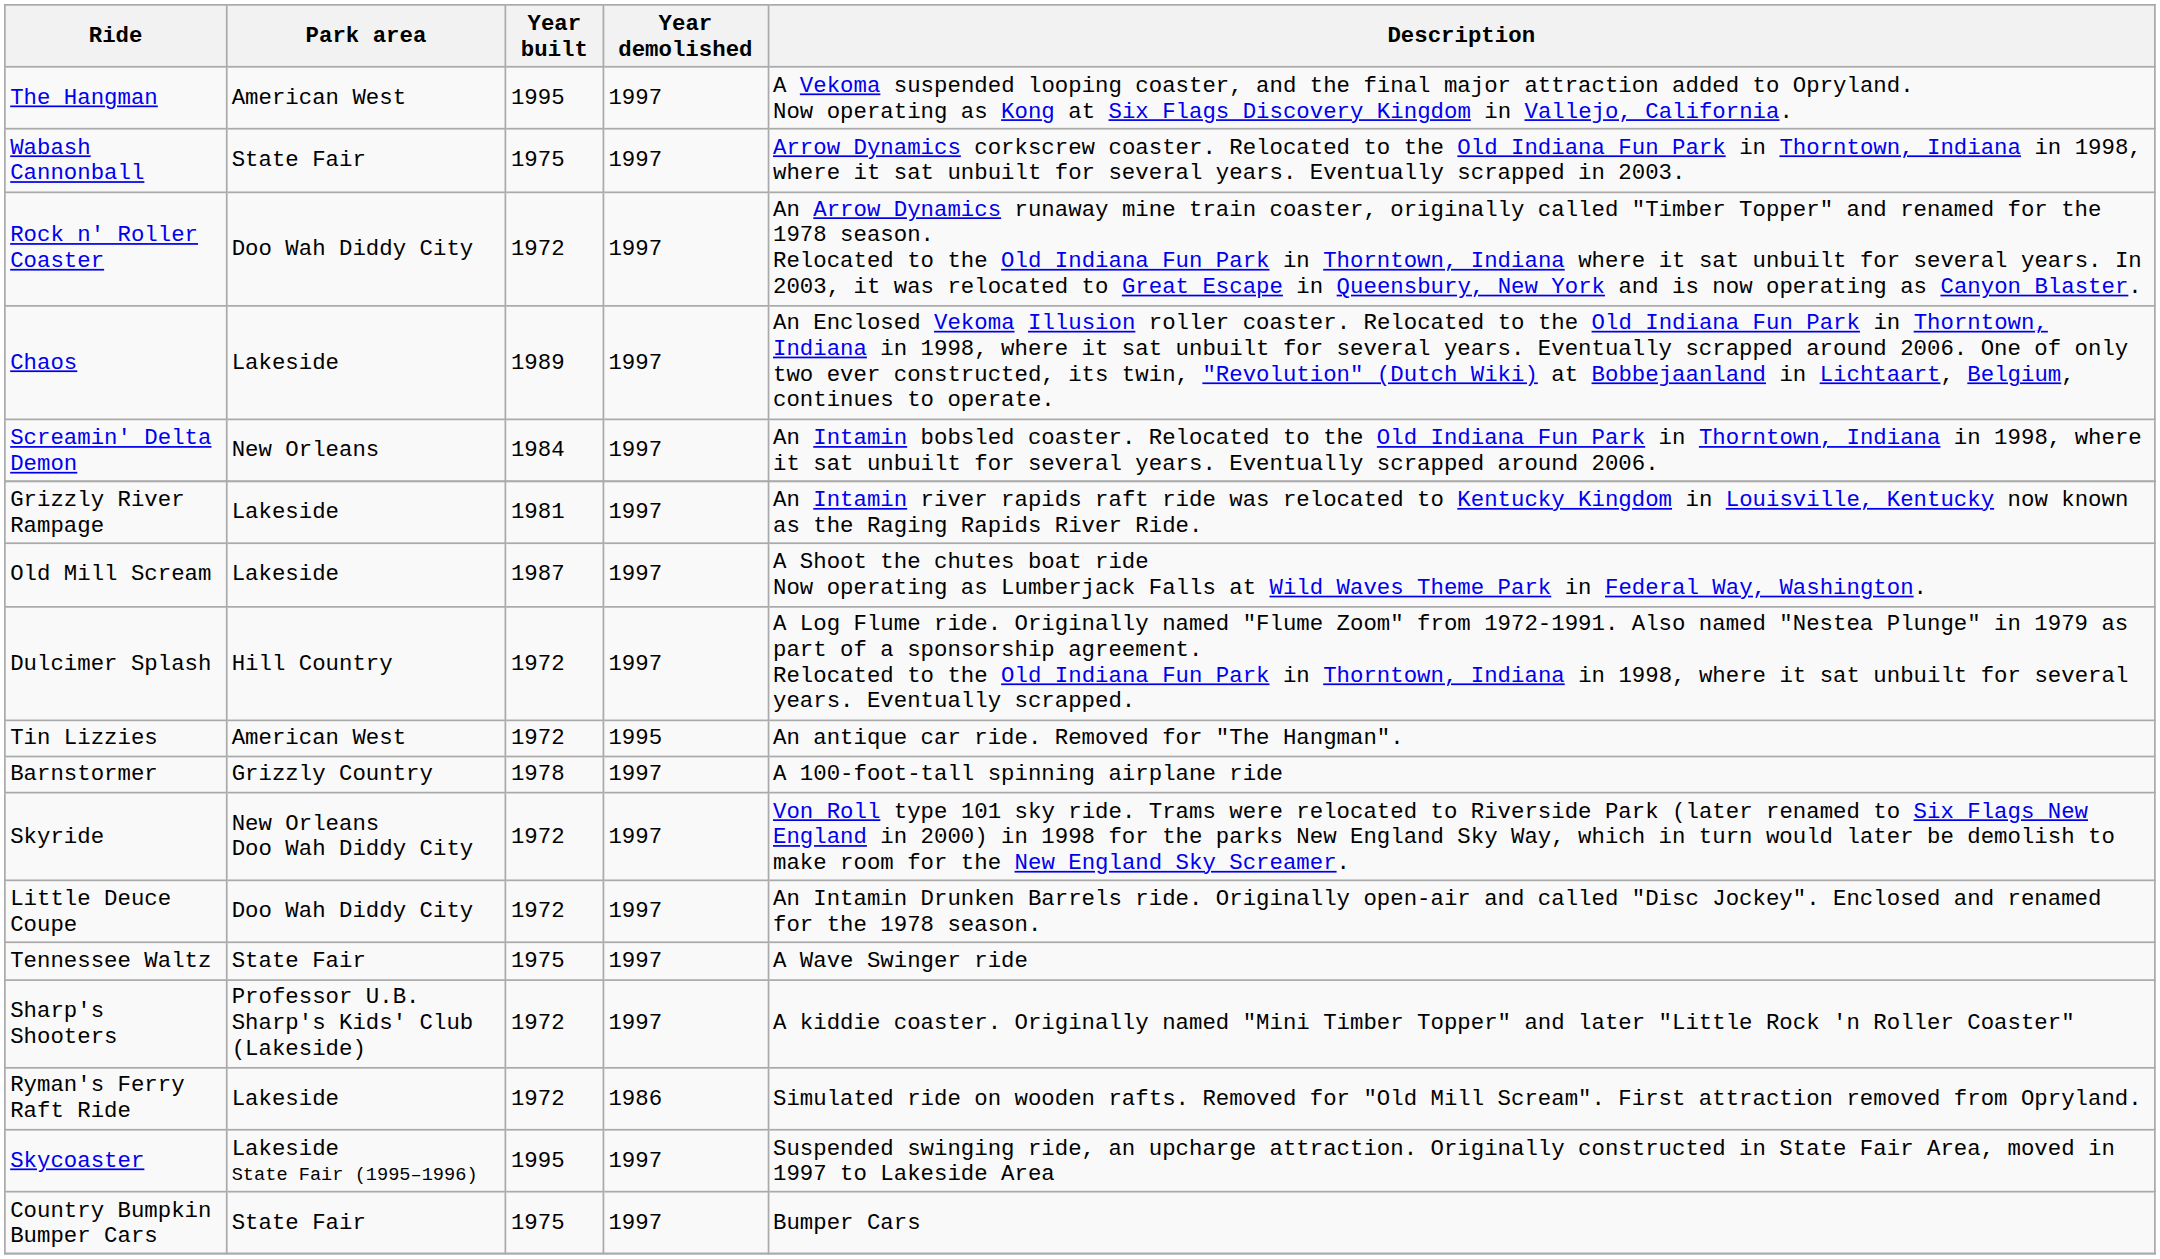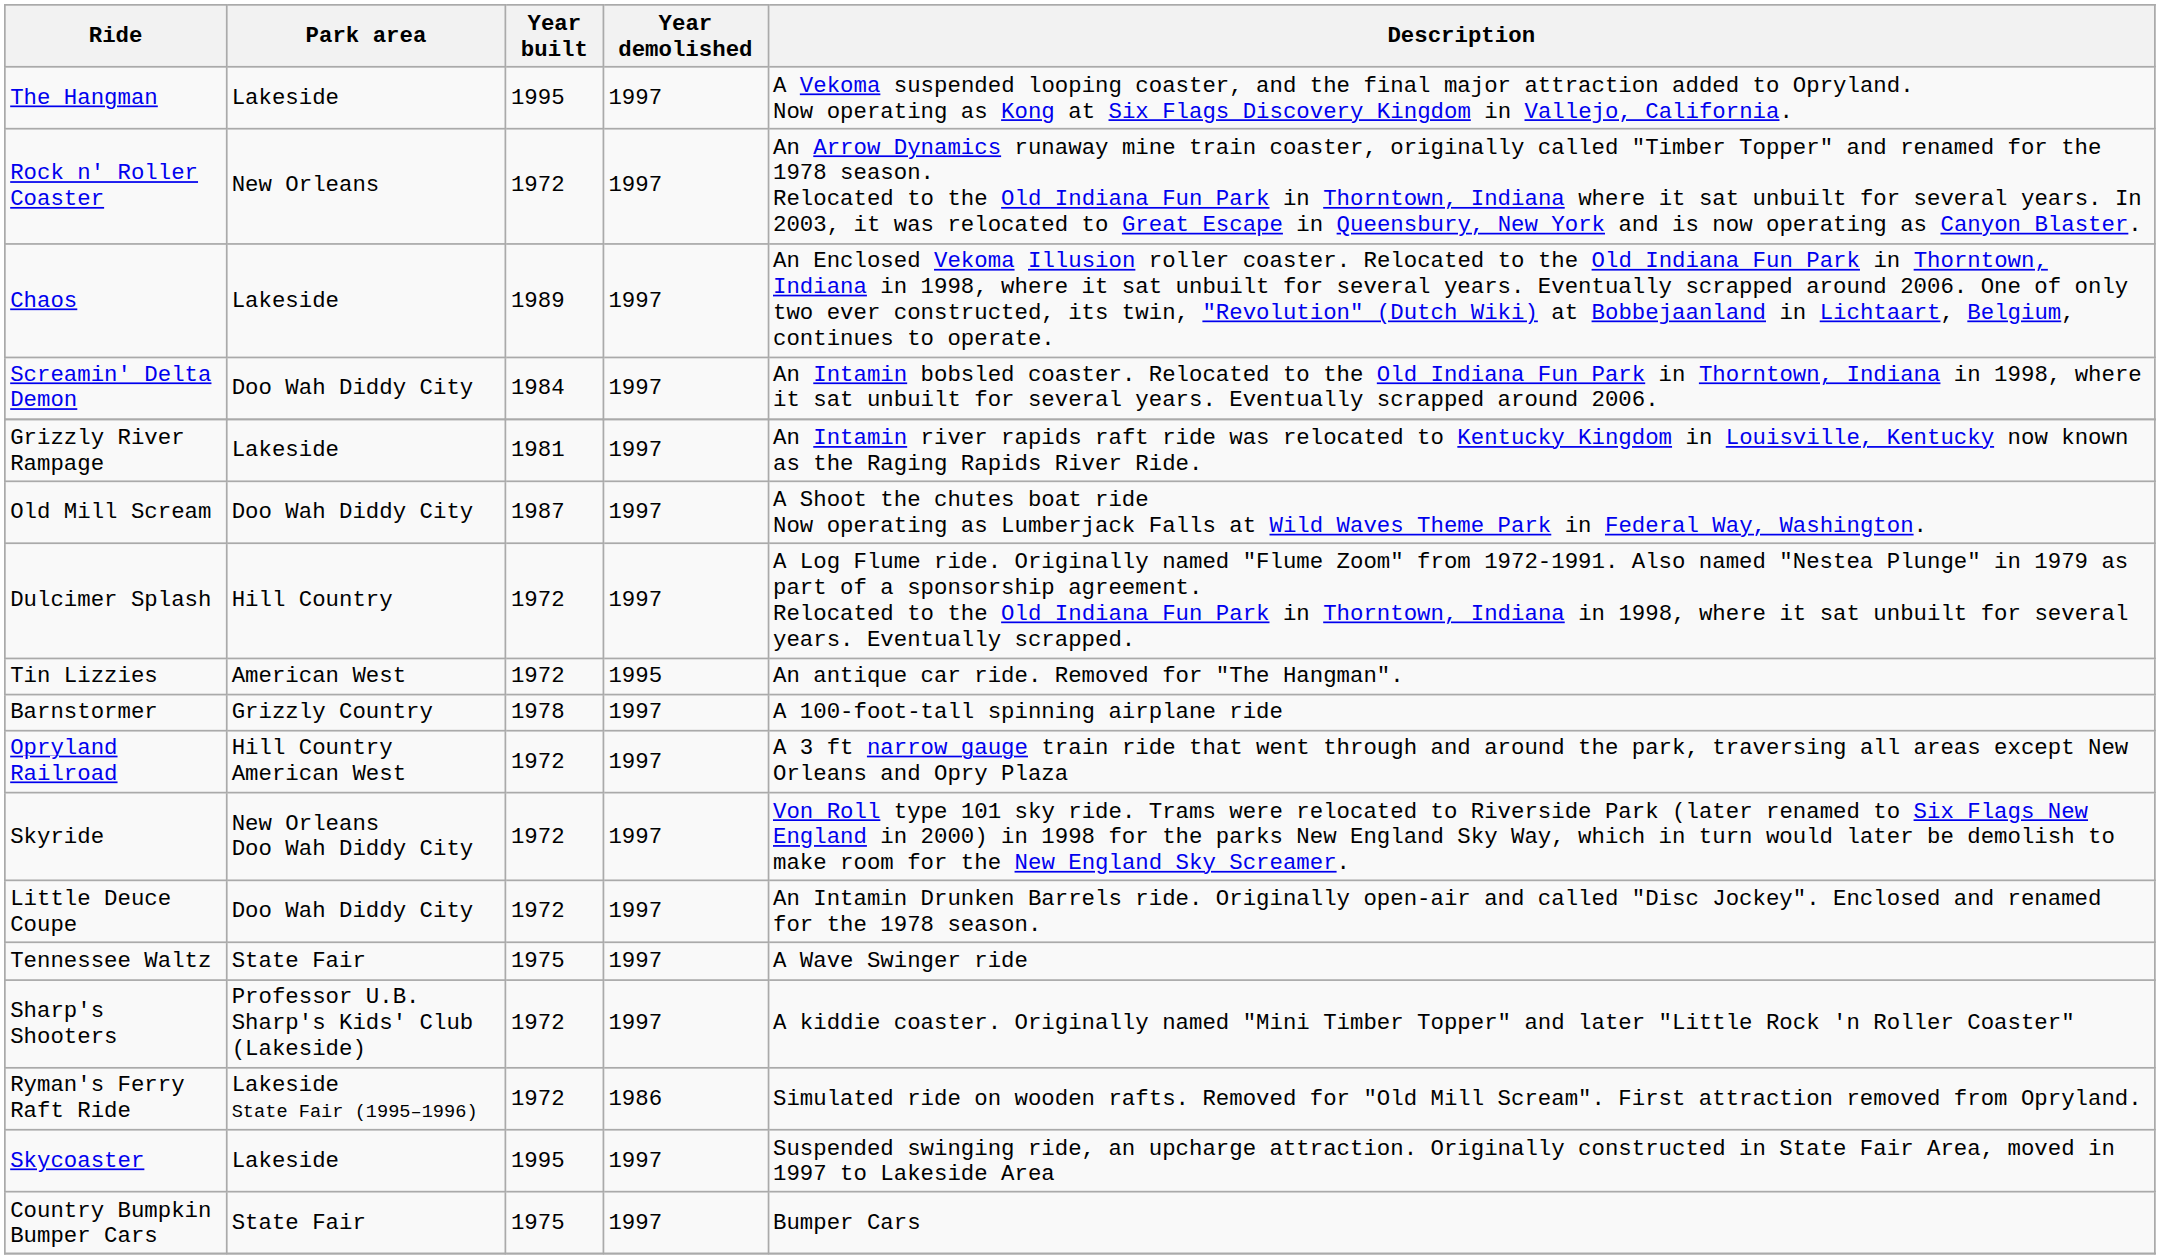(319, 98) American West -> (285, 98) Lakeside
- row: (77, 160)
(352, 249) Doo Wah Diddy City -> (305, 186) New Orleans
(305, 450) New Orleans -> (352, 388) Doo Wah Diddy City
(285, 575) Lakeside -> (352, 513) Doo Wah Diddy City
+ row: (64, 762)
(285, 1099) Lakeside -> (355, 1098) Lakeside State Fair (1995–1996)
(355, 1160) Lakeside State Fair (1995–1996) -> (285, 1161) Lakeside
